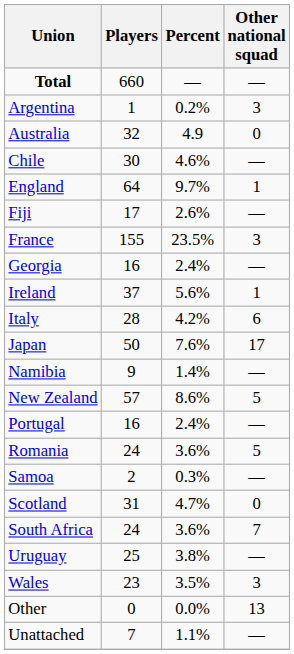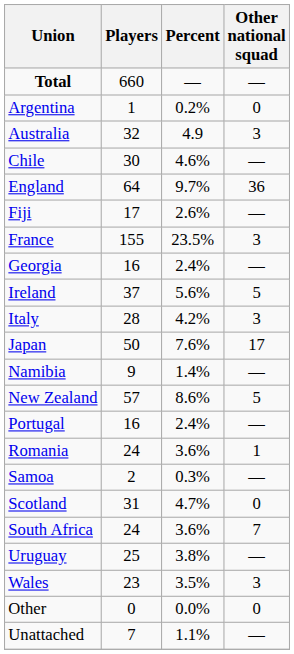(257, 107) 3 -> (257, 107) 0
(257, 134) 0 -> (257, 134) 3
(257, 187) 1 -> (257, 187) 36
(257, 292) 1 -> (257, 292) 5
(257, 319) 6 -> (257, 319) 3
(257, 450) 5 -> (257, 450) 1
(257, 609) 13 -> (257, 609) 0
